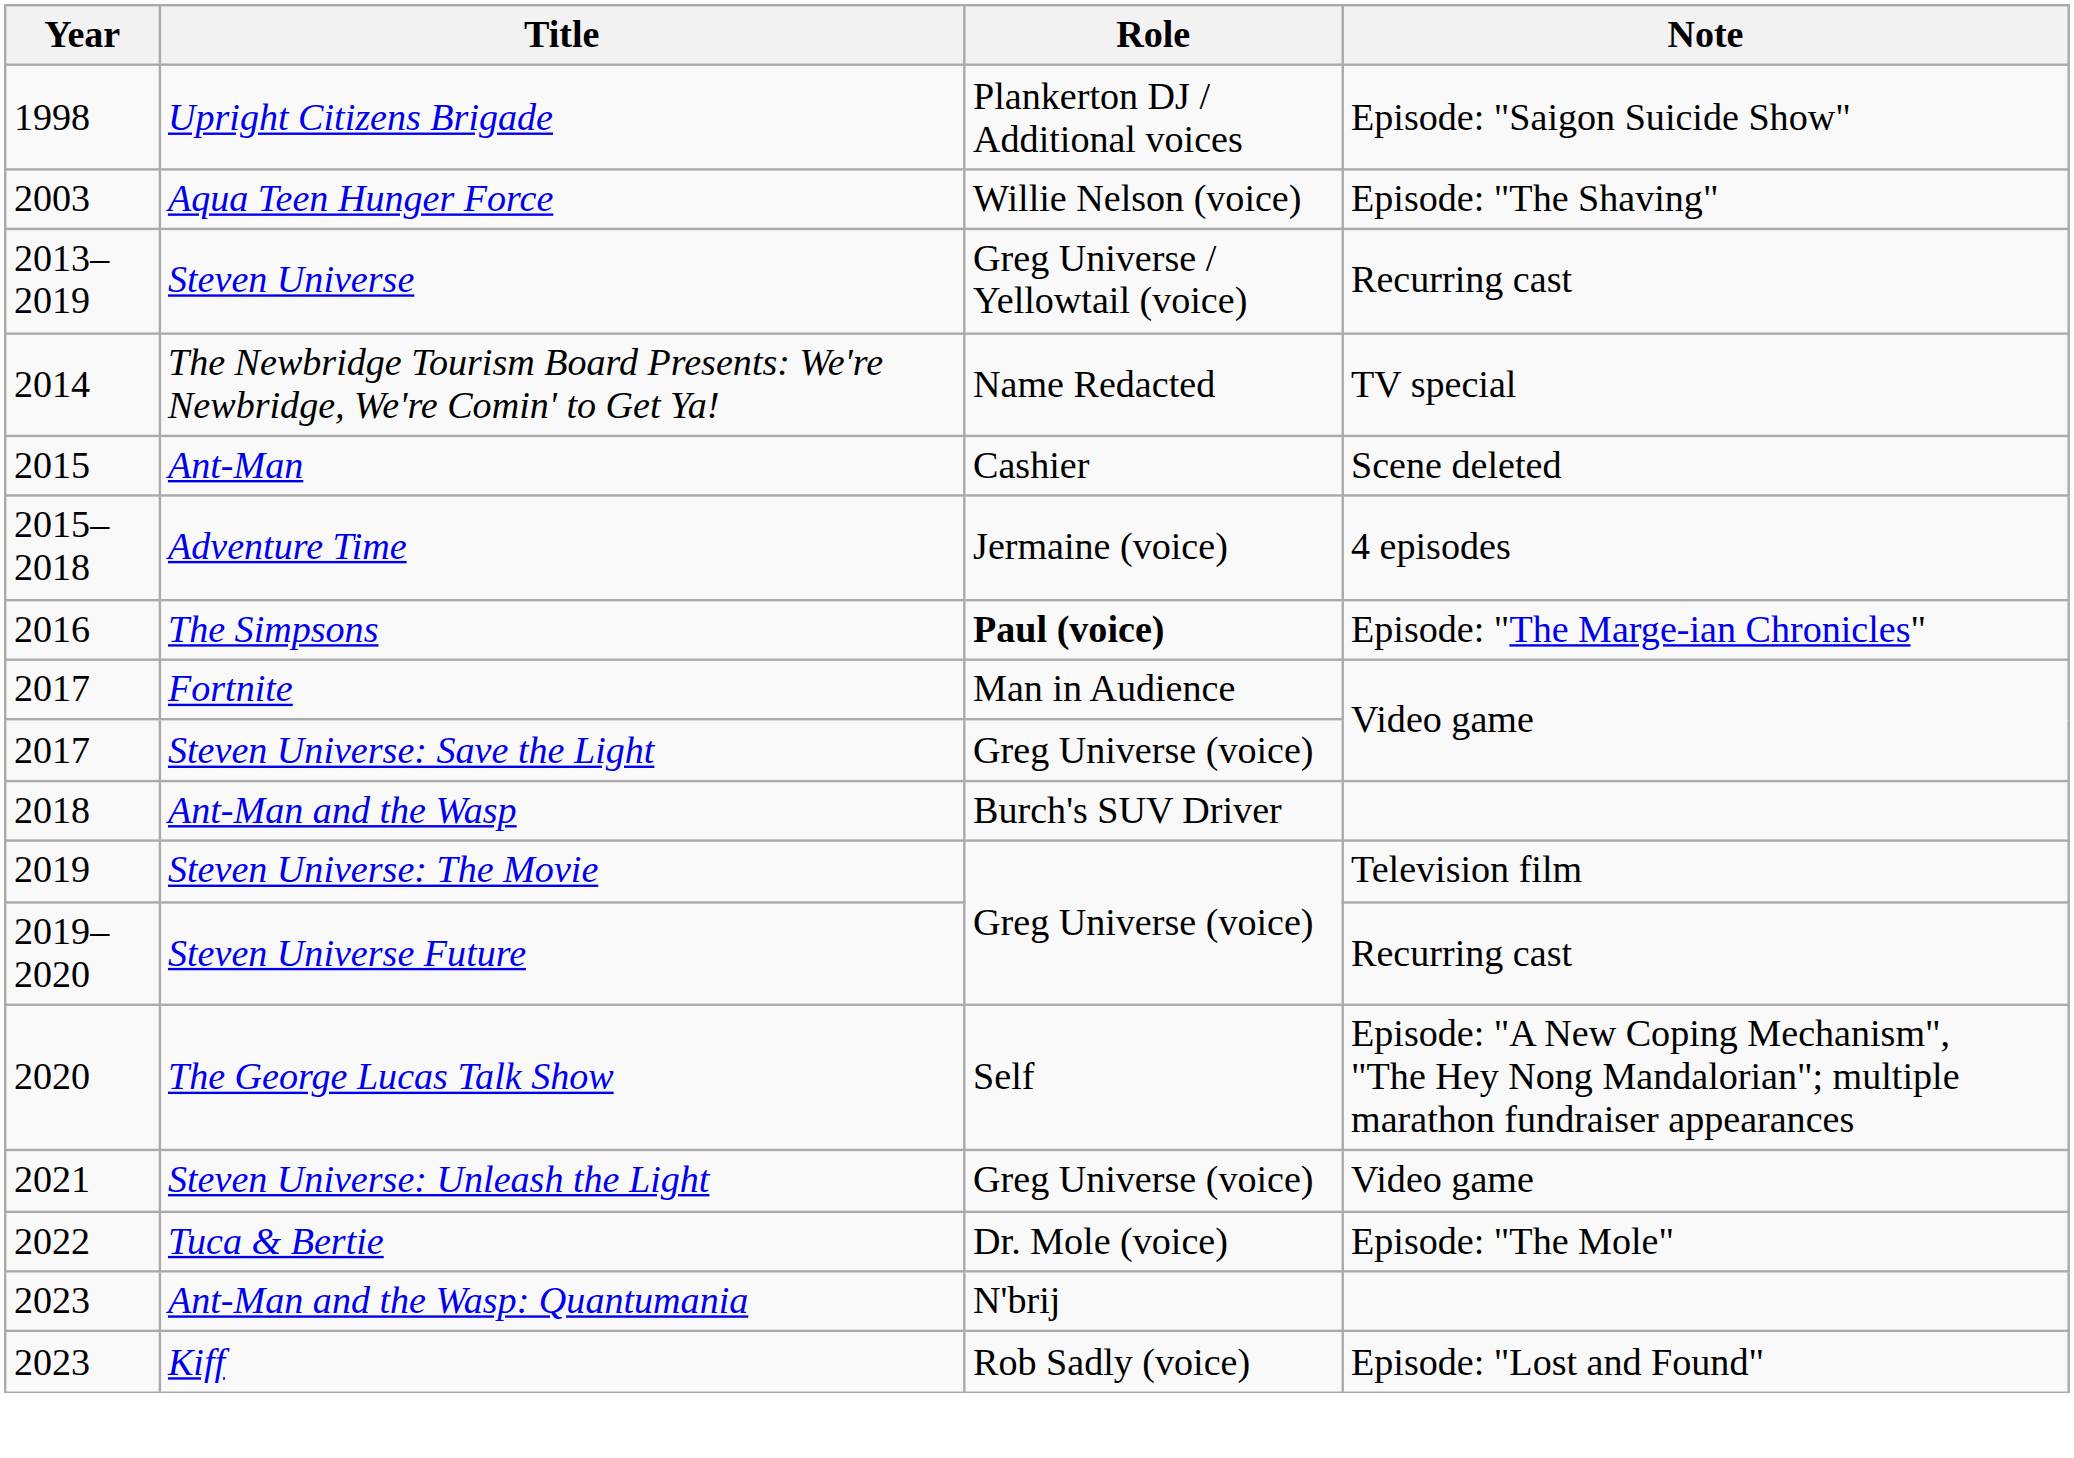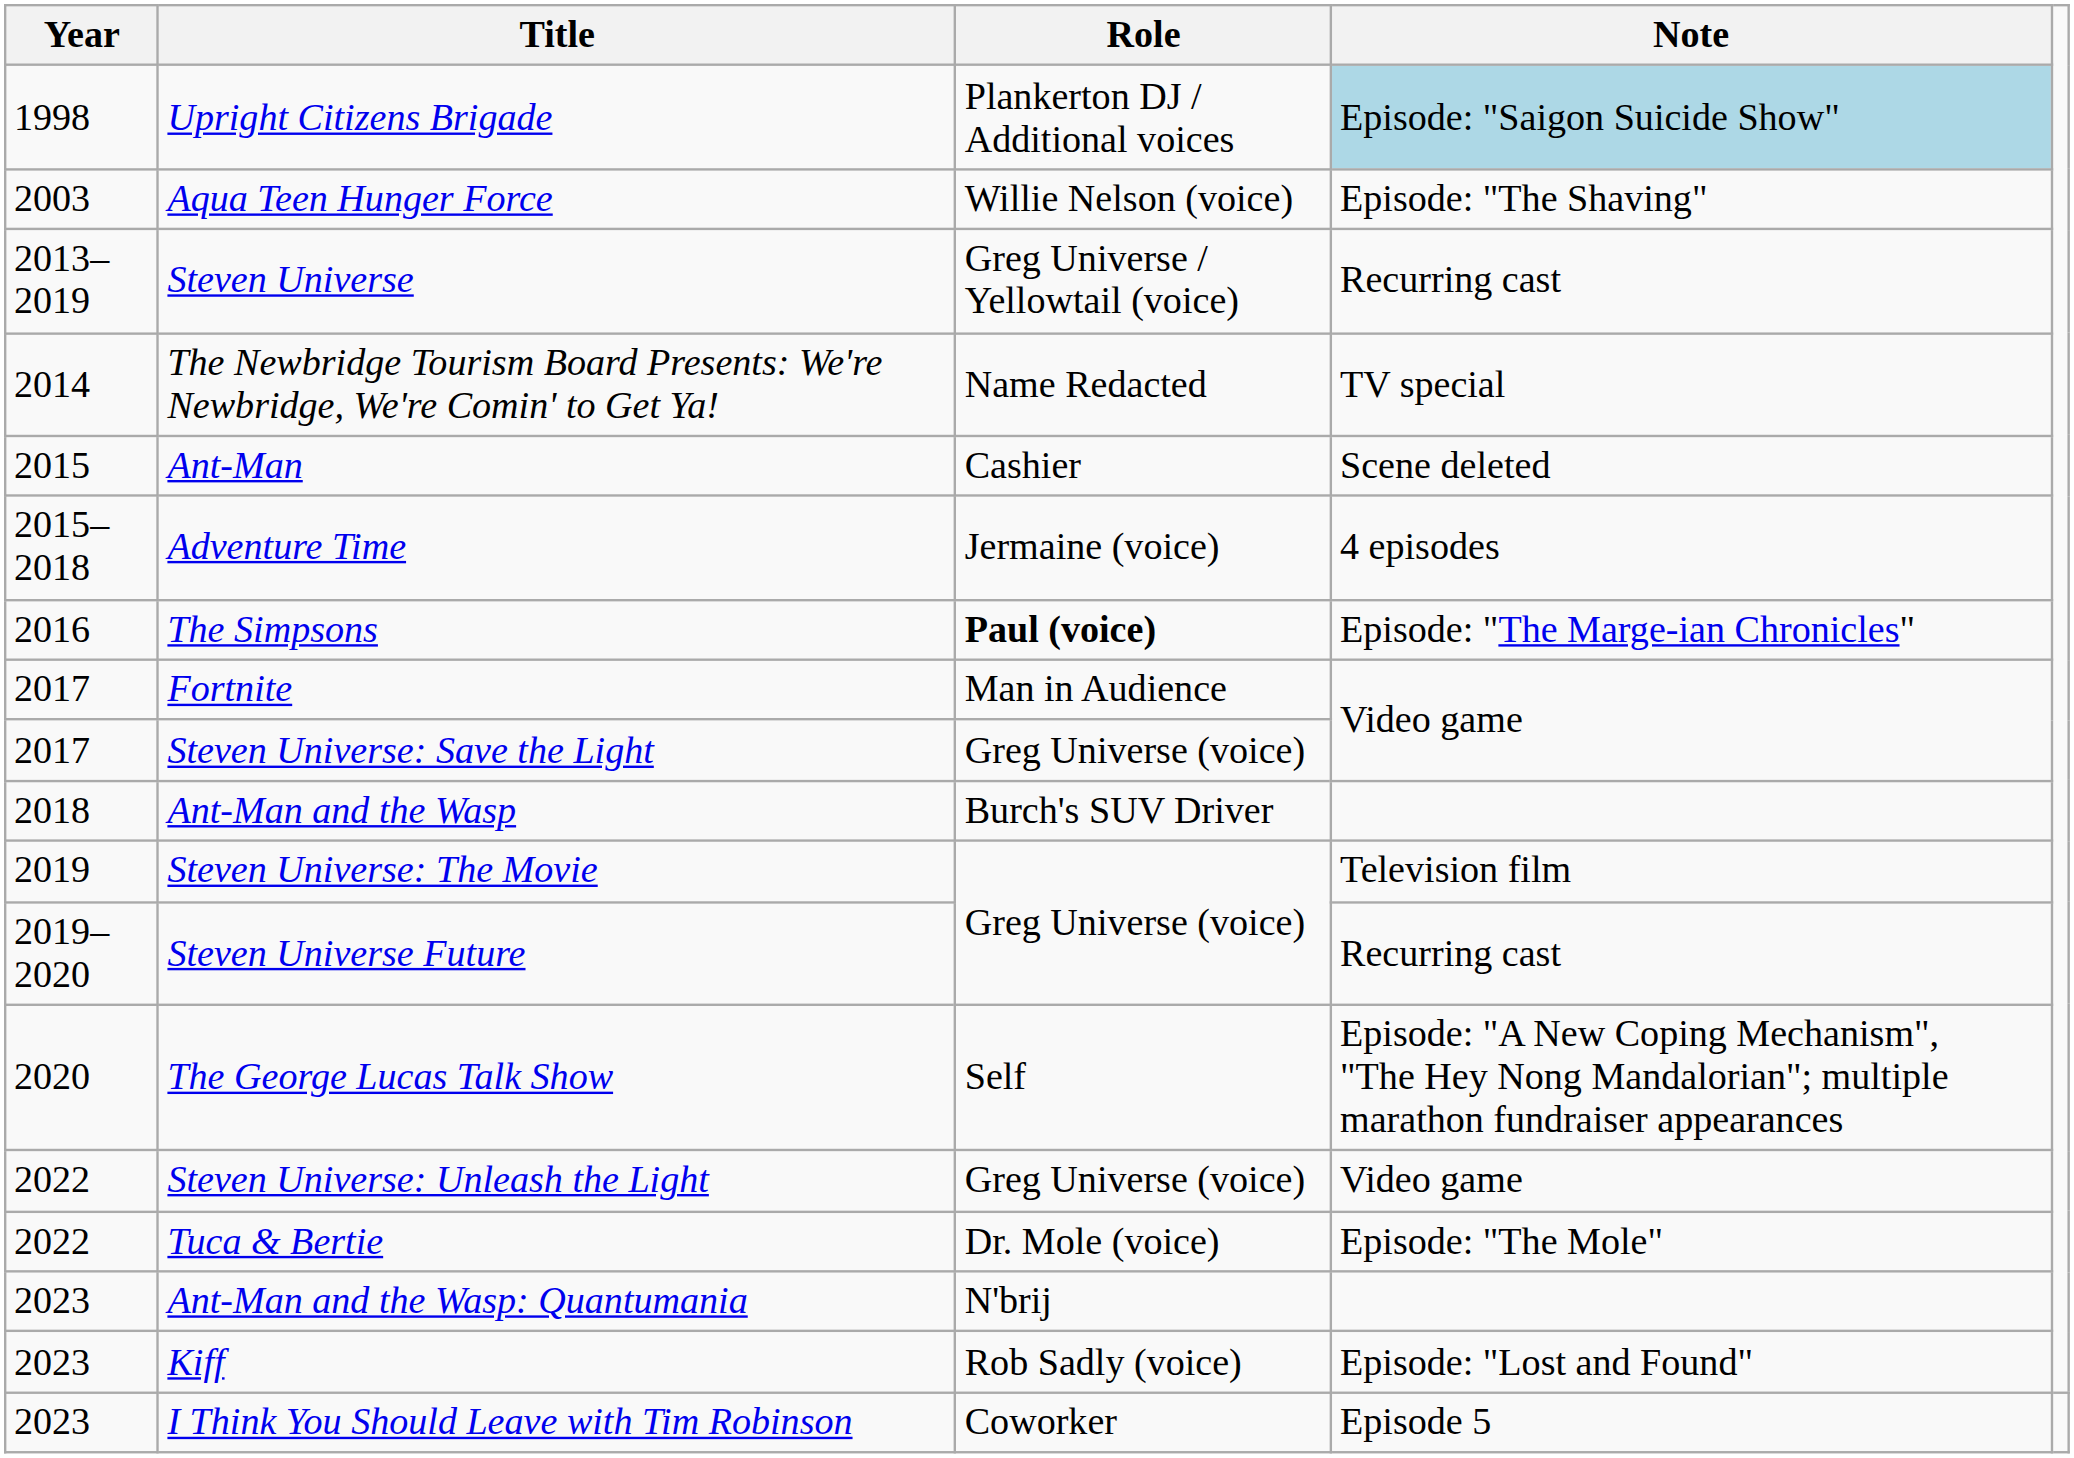(1601, 116) no background -> (1590, 116) lightblue background
(52, 1180) 2021 -> (52, 1180) 2022
+ row: (510, 1421)
